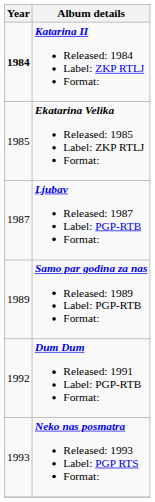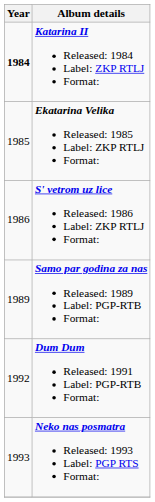+ row: (91, 214)
- row: (91, 214)
